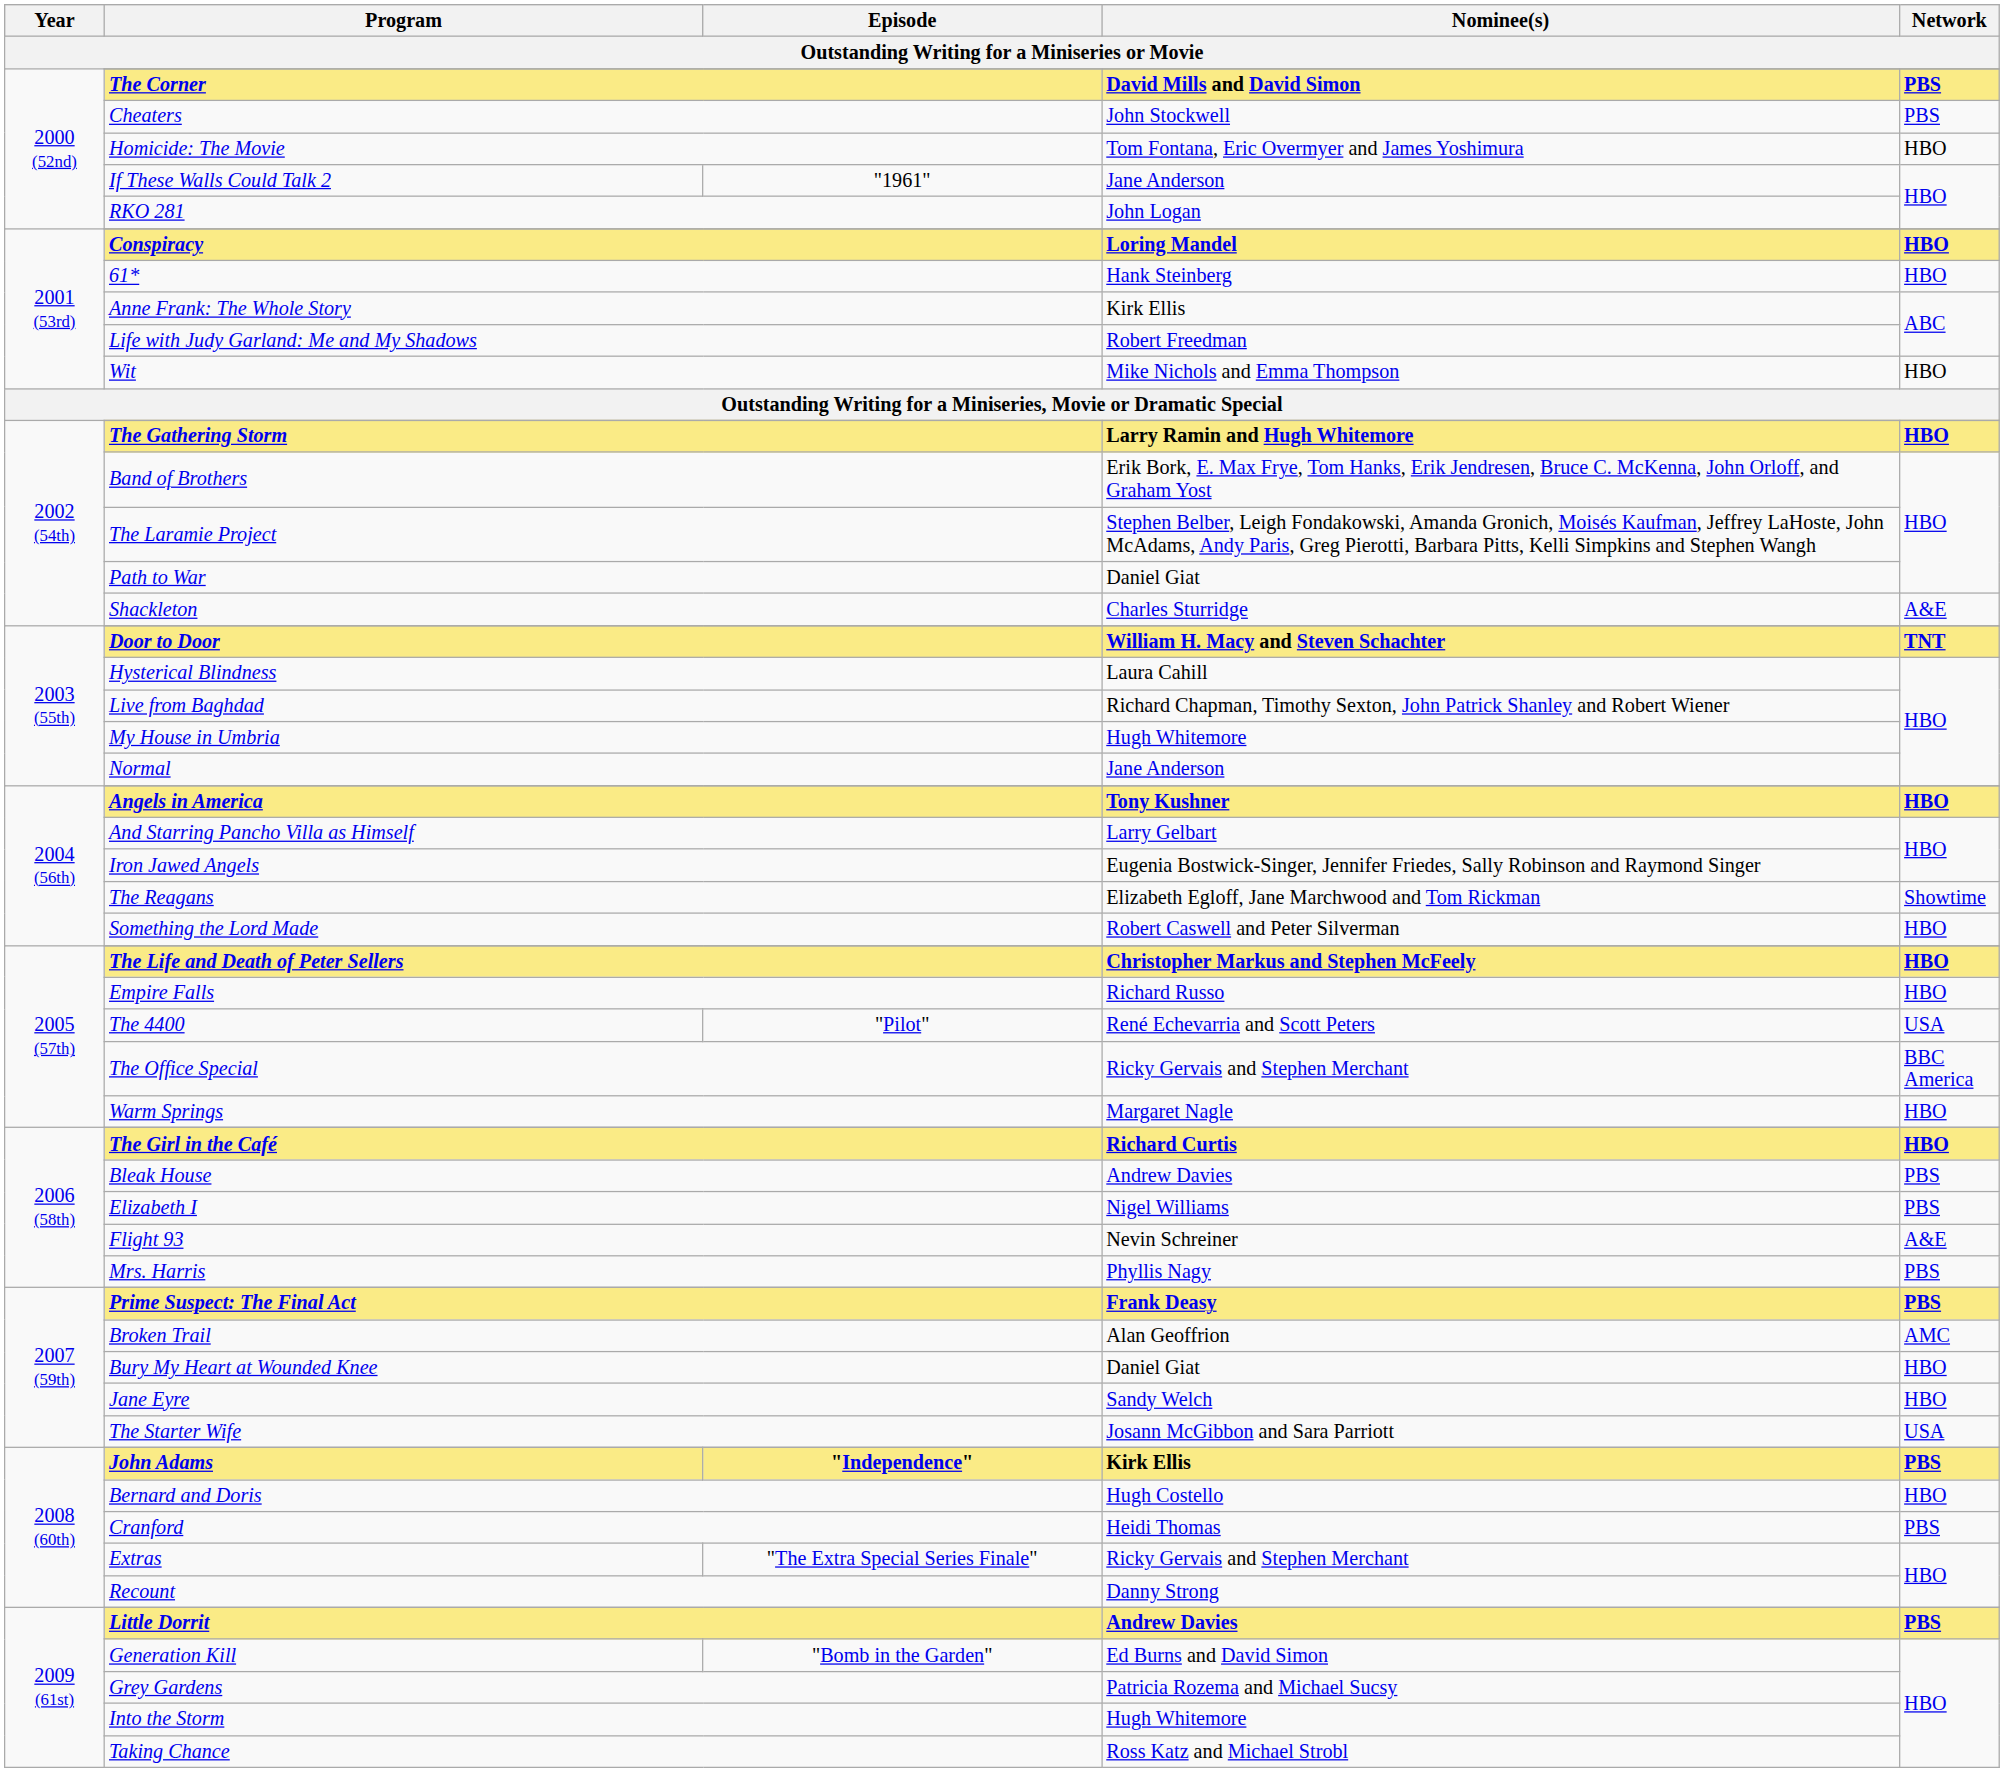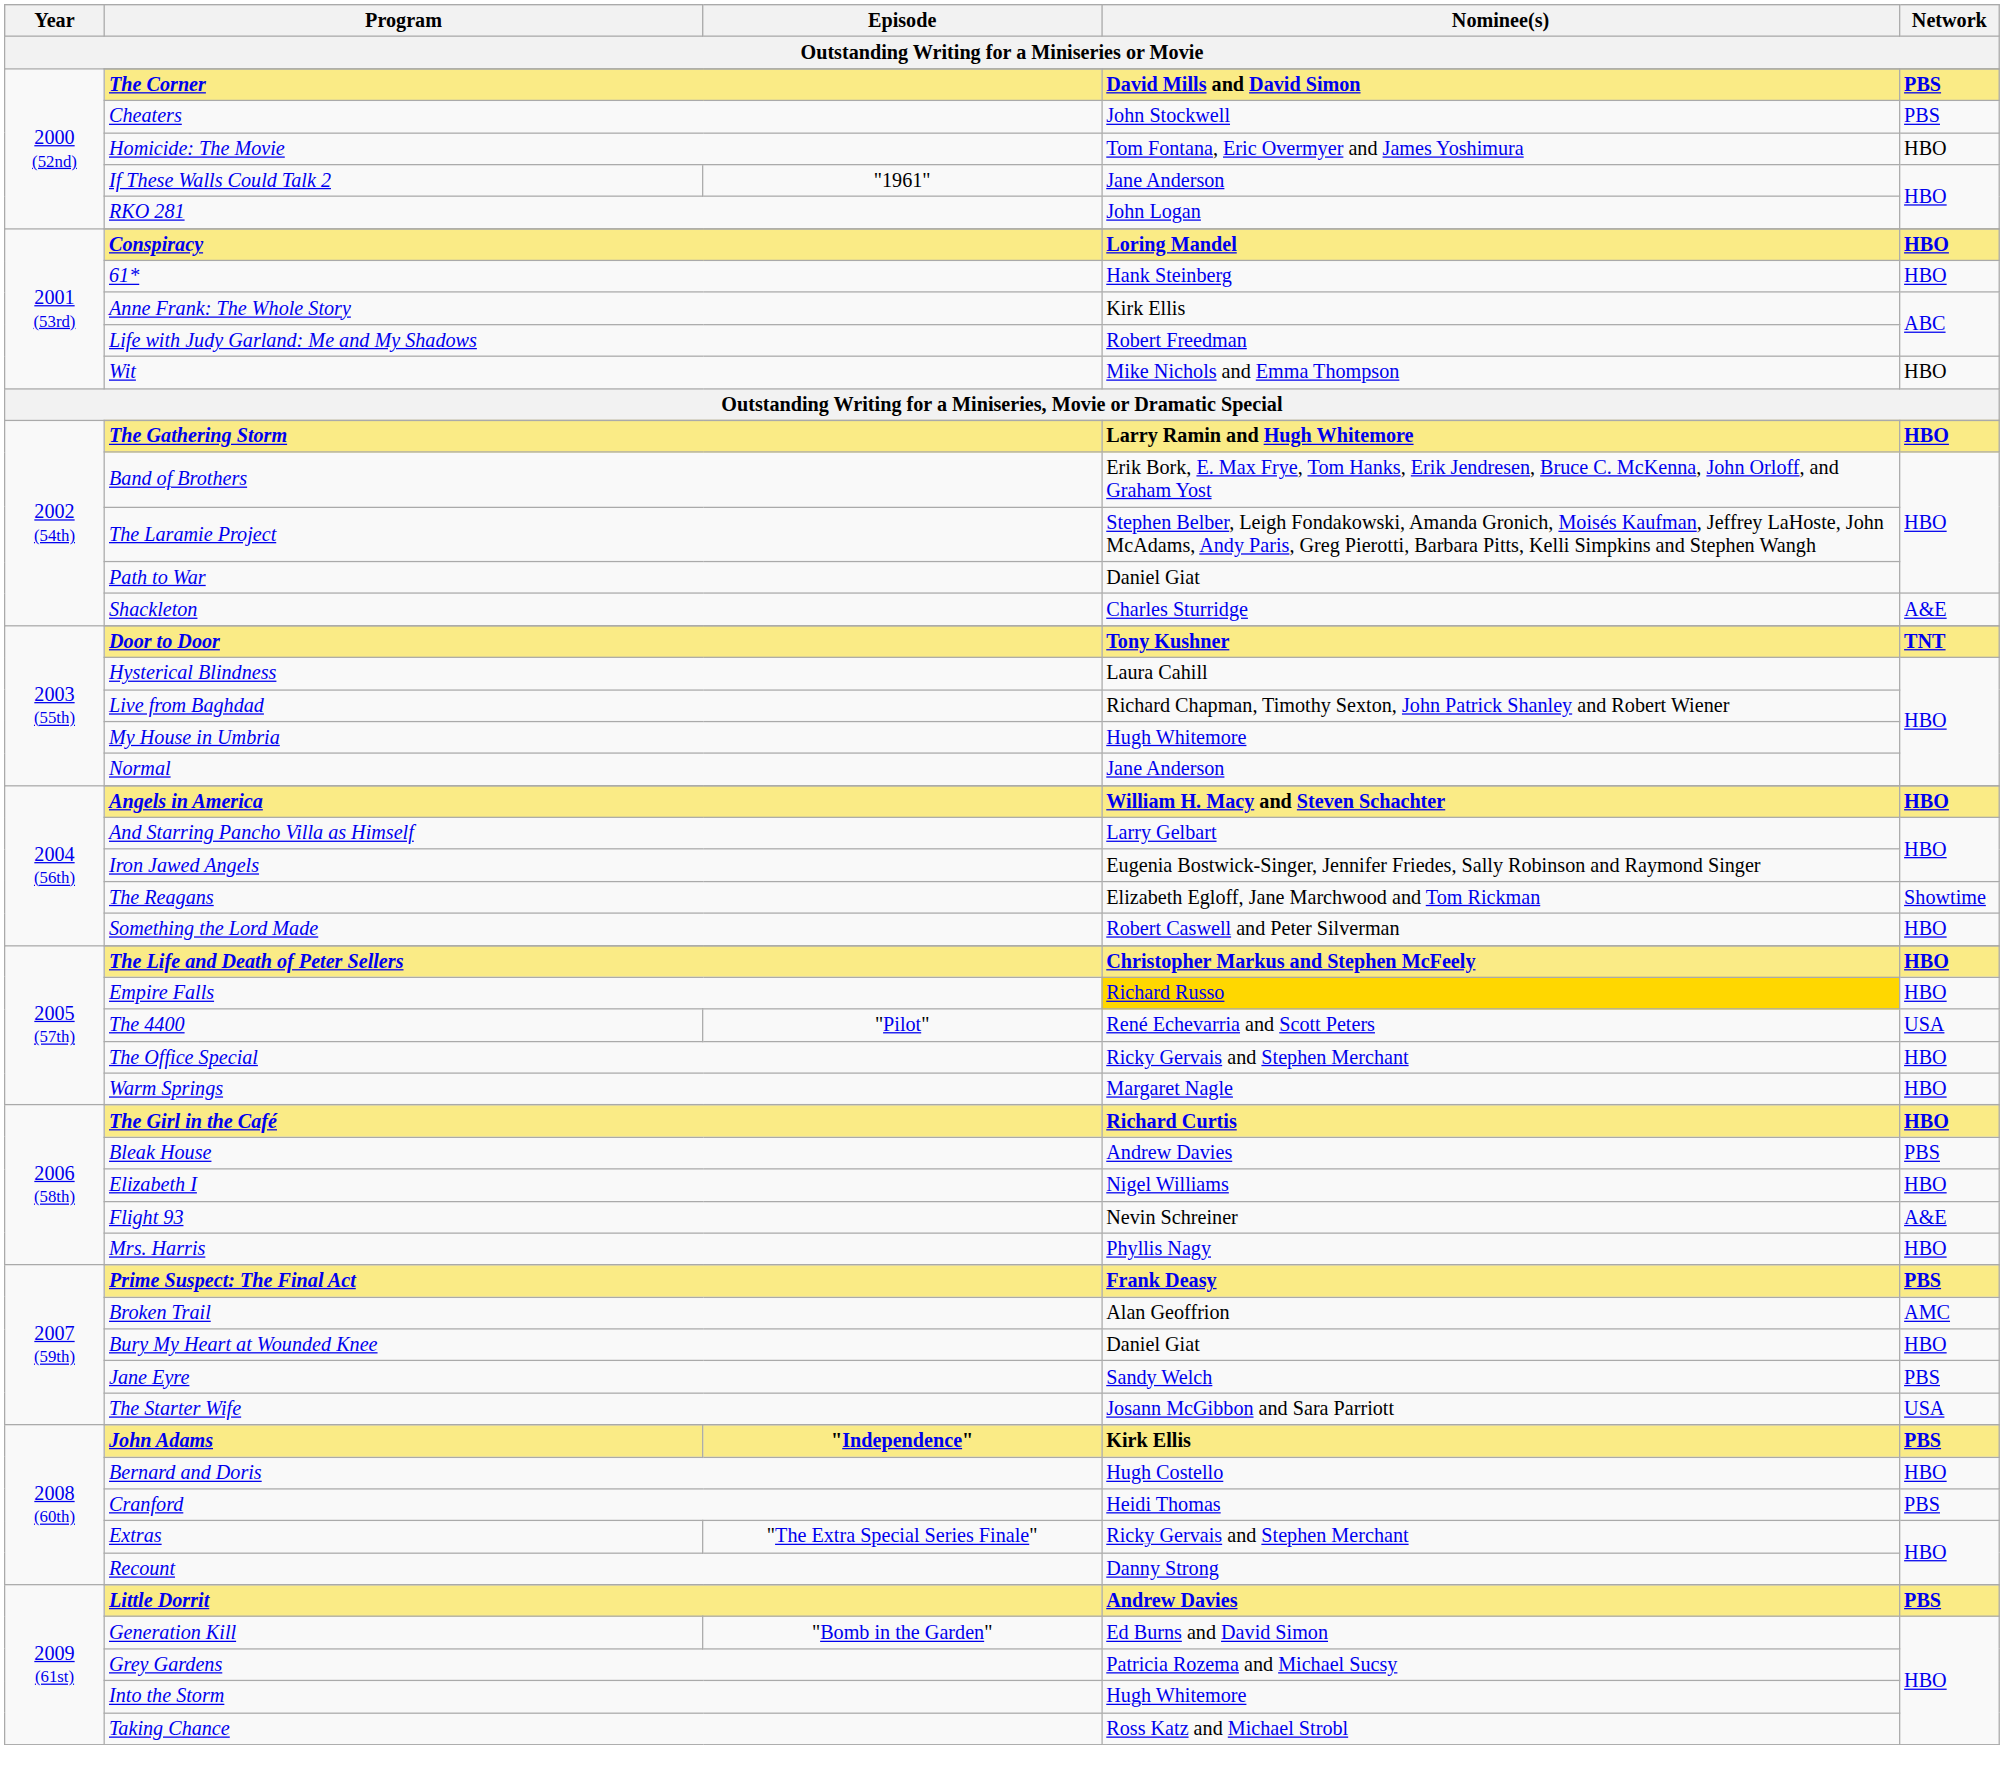(1276, 641) William H. Macy and Steven Schachter -> (1168, 641) Tony Kushner
(1168, 801) Tony Kushner -> (1276, 801) William H. Macy and Steven Schachter
(1165, 993) no background -> (1165, 993) gold background
(1939, 1068) BBC America -> (1925, 1056) HBO
(1922, 1207) PBS -> (1925, 1184) HBO
(1922, 1271) PBS -> (1925, 1248) HBO
(1925, 1399) HBO -> (1922, 1376) PBS
